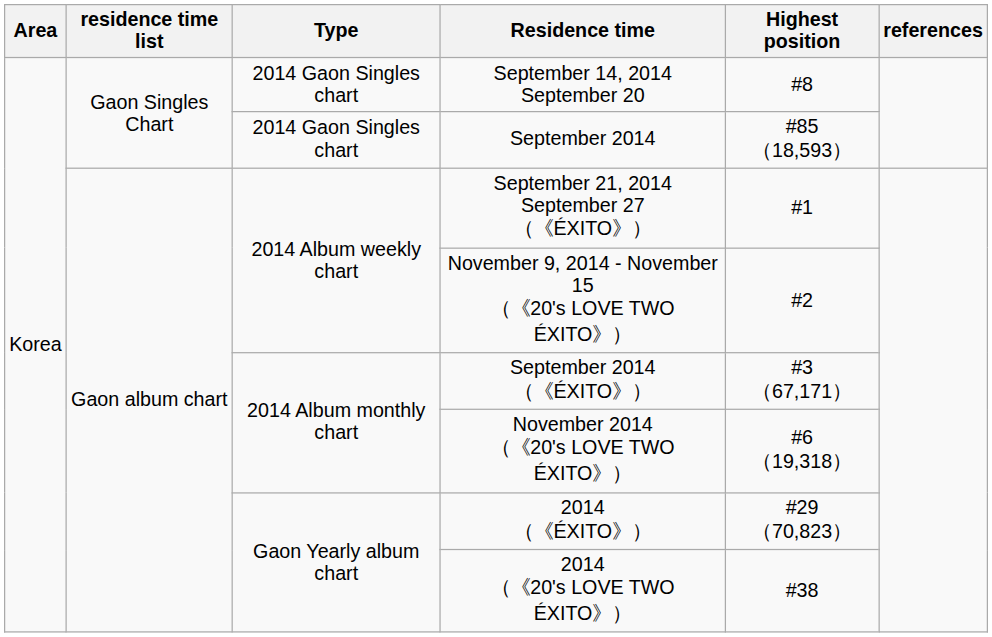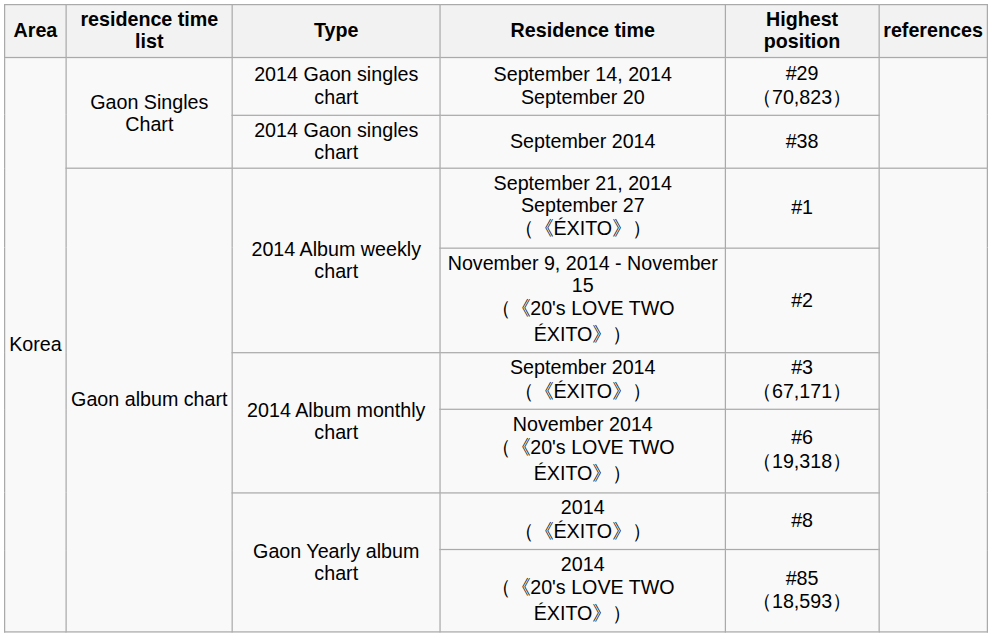(336, 84) 2014 Gaon Singles chart -> (336, 86) 2014 Gaon singles chart
(802, 84) #8 -> (802, 85) #29 （70,823）
(336, 139) 2014 Gaon Singles chart -> (336, 141) 2014 Gaon singles chart
(802, 138) #85 （18,593） -> (802, 141) #38
(802, 519) #29 （70,823） -> (802, 520) #8
(802, 590) #38 -> (802, 589) #85 （18,593）
